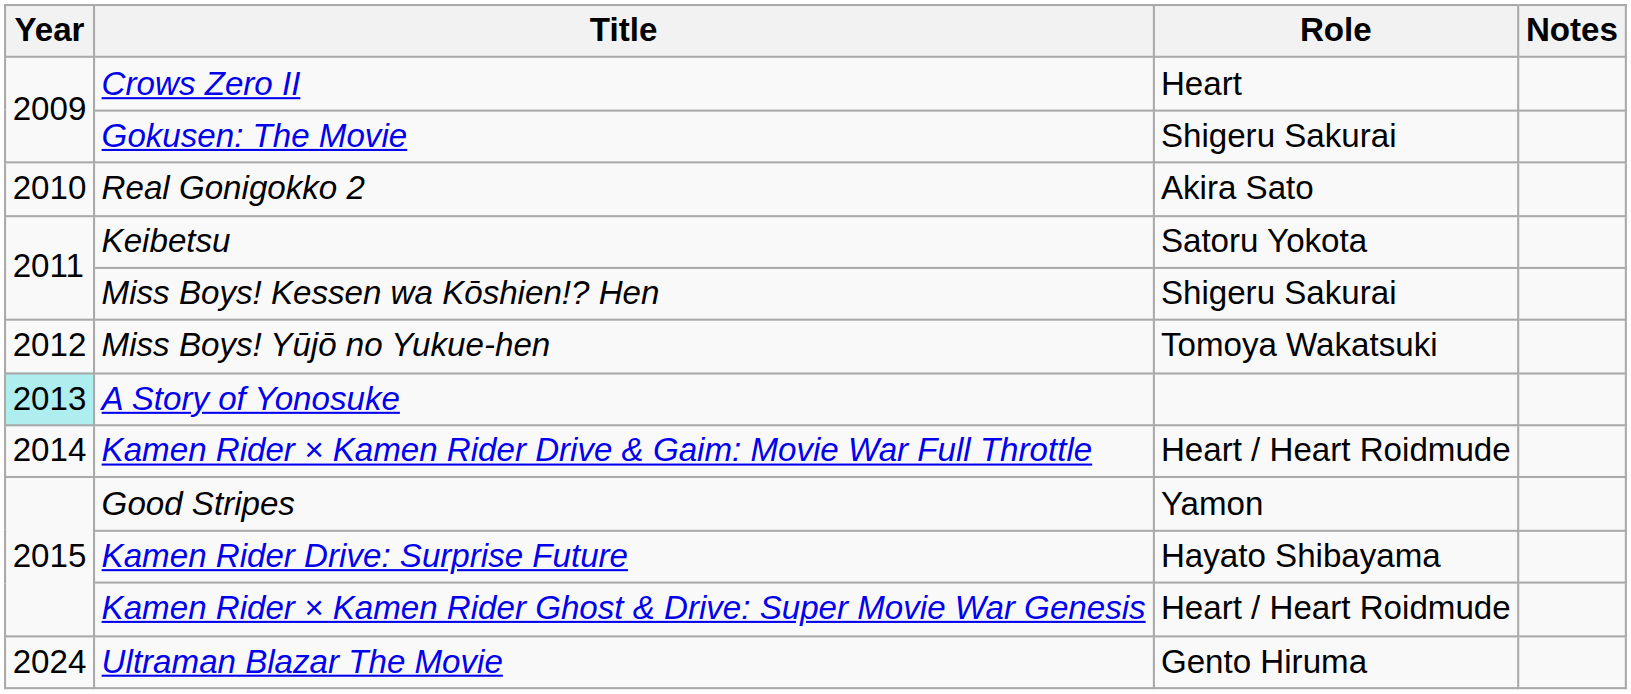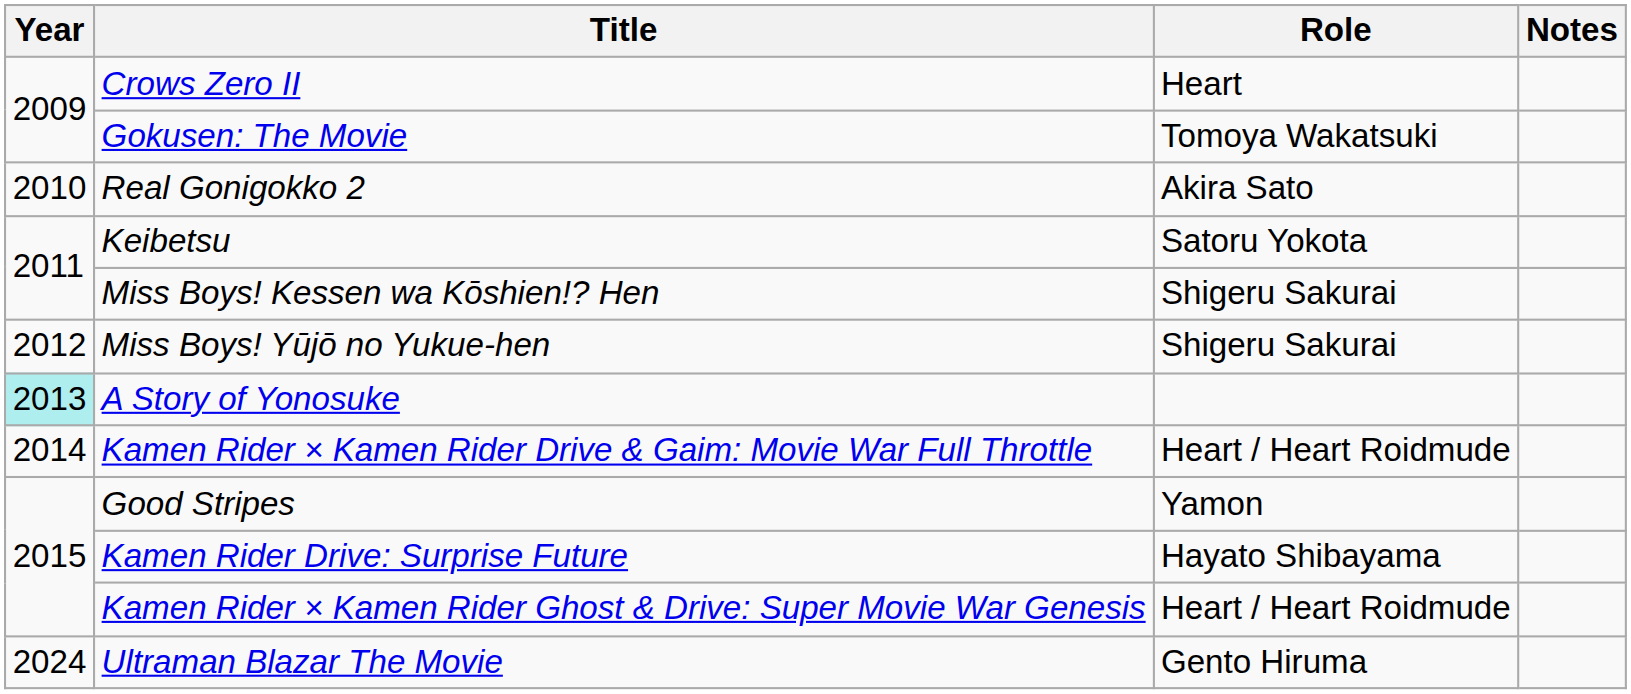(1279, 135) Shigeru Sakurai -> (1299, 135) Tomoya Wakatsuki
(1299, 345) Tomoya Wakatsuki -> (1279, 345) Shigeru Sakurai
